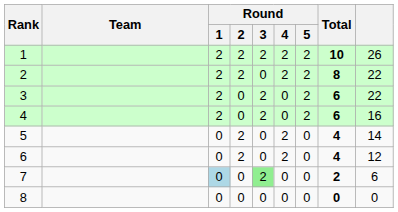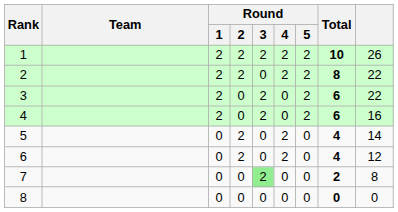(219, 177) lightblue background -> (219, 177) no background
(375, 177) 6 -> (375, 177) 8
